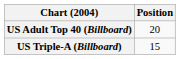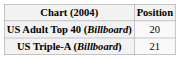(155, 46) 15 -> (155, 46) 21
